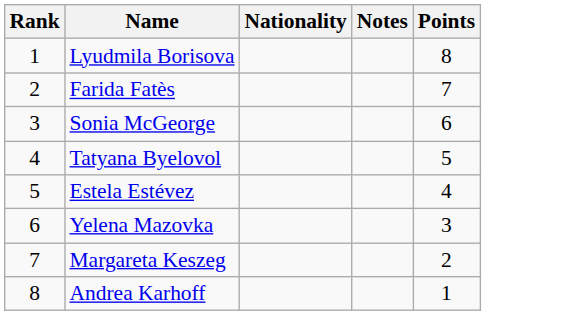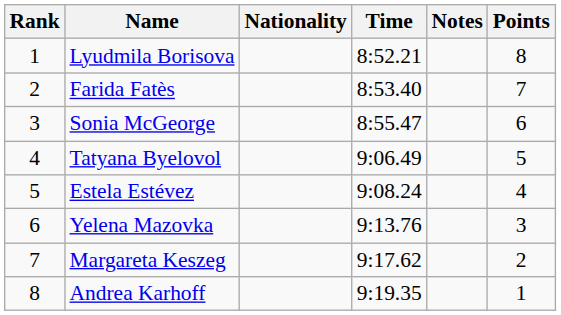+ column: (389, 21)
